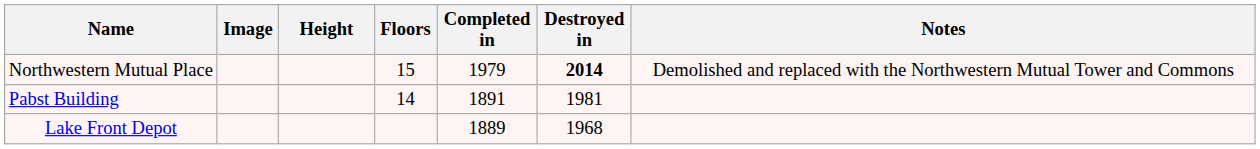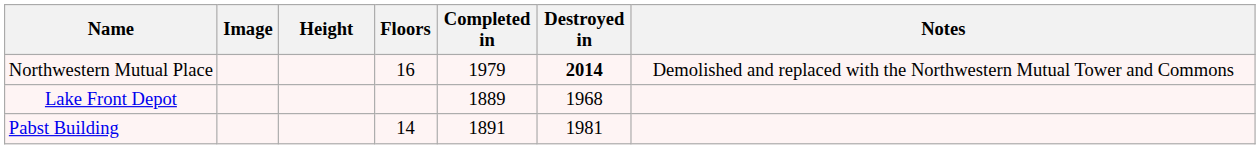(405, 69) 15 -> (405, 69) 16
rows swapped: (64, 98) <-> (111, 128)
